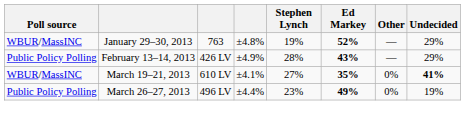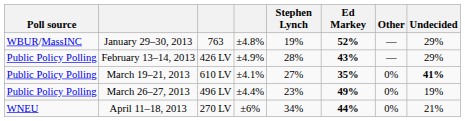(44, 74) WBUR/MassINC -> (52, 74) Public Policy Polling
+ row: (148, 108)
